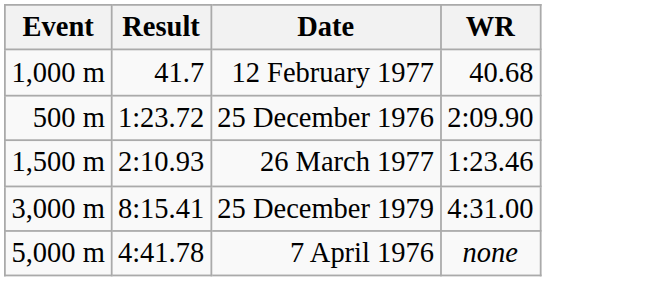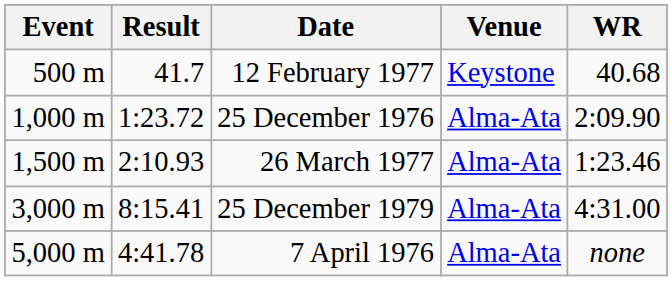+ column: (504, 27)
(58, 72) 1,000 m -> (69, 72) 500 m
(69, 117) 500 m -> (58, 117) 1,000 m
